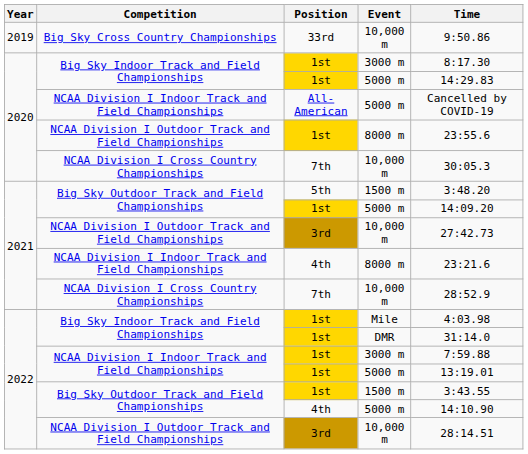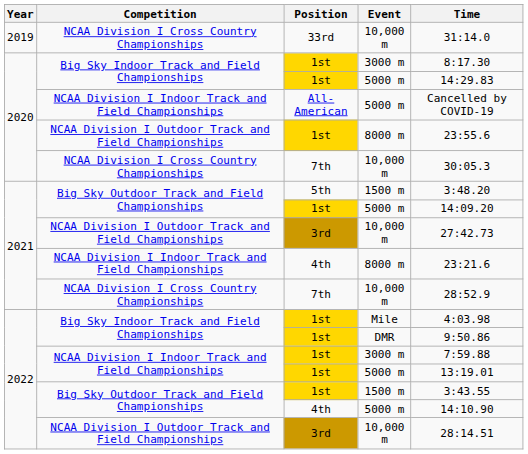(160, 38) Big Sky Cross Country Championships -> (160, 38) NCAA Division I Cross Country Championships
(467, 38) 9:50.86 -> (467, 38) 31:14.0
(467, 337) 31:14.0 -> (467, 337) 9:50.86
